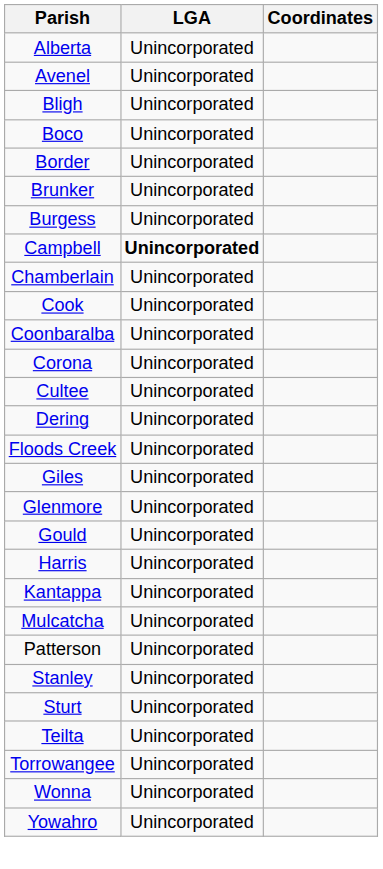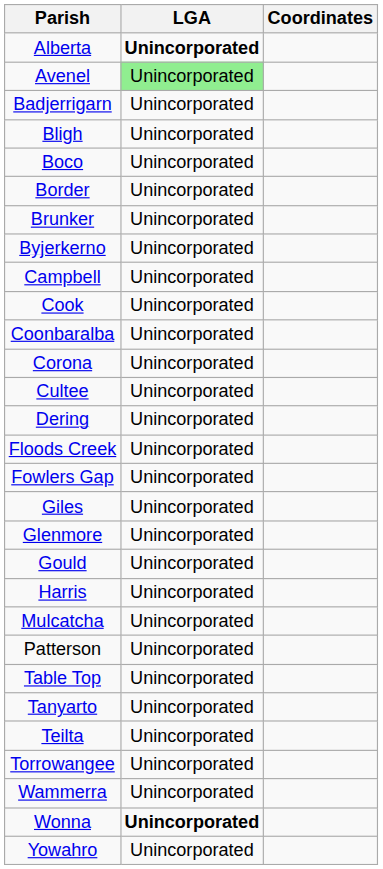(192, 47) normal -> (192, 47) bold
(192, 76) no background -> (192, 76) lightgreen background
+ row: (62, 104)
- row: (62, 219)
+ row: (62, 248)
(192, 248) bold -> (192, 276) normal
- row: (62, 276)
+ row: (62, 477)
- row: (62, 592)
- row: (62, 678)
- row: (62, 707)
+ row: (62, 678)
+ row: (62, 707)
+ row: (62, 793)
(192, 793) normal -> (192, 821) bold
